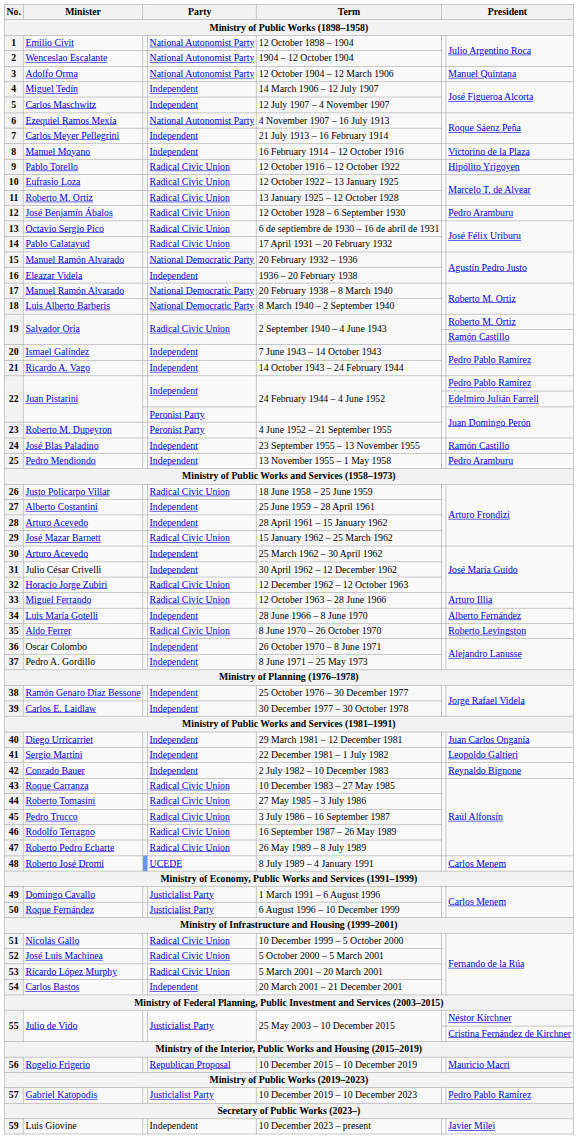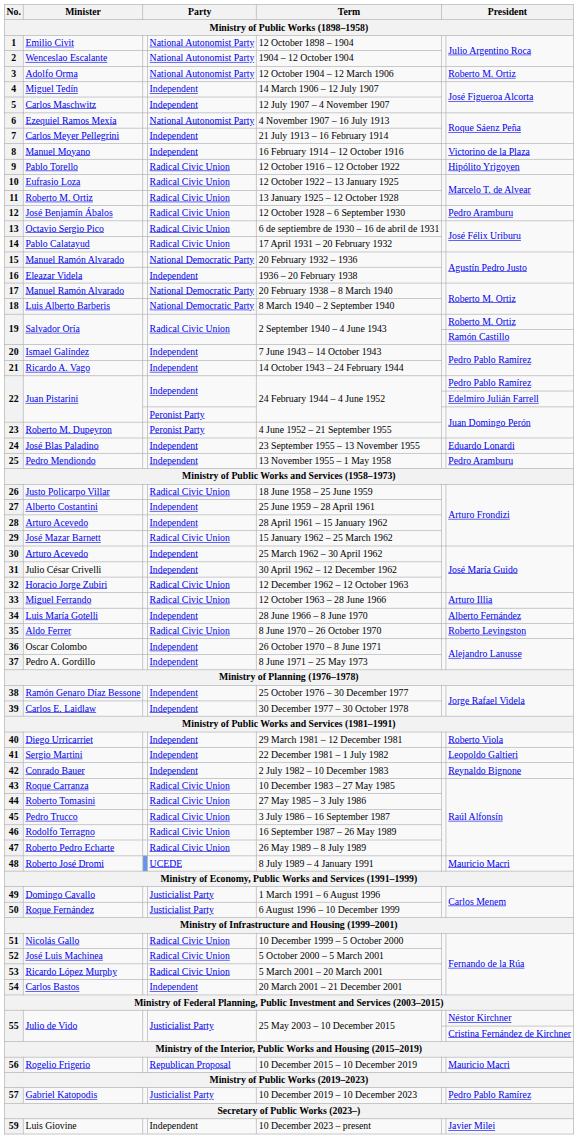(482, 74) Manuel Quintana -> (482, 74) Roberto M. Ortiz
(479, 445) Ramón Castillo -> (481, 445) Eduardo Lonardi
(489, 739) Juan Carlos Onganía -> (476, 739) Roberto Viola
(477, 863) Carlos Menem -> (479, 863) Mauricio Macri
